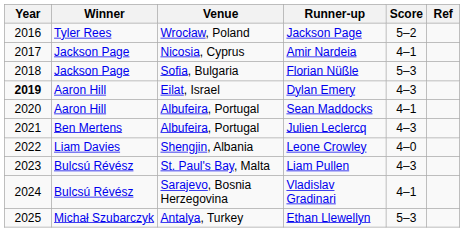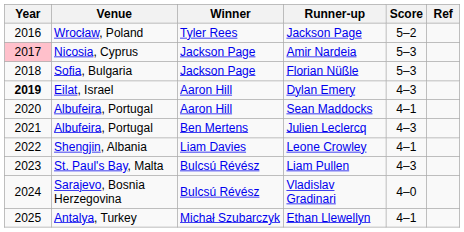columns swapped: (221, 14) <-> (105, 14)
(28, 52) no background -> (28, 52) pink background
(406, 52) 4–1 -> (406, 52) 5–3
(406, 147) 4–0 -> (406, 147) 4–1
(406, 192) 4–1 -> (406, 192) 4–0
(406, 217) 5–3 -> (406, 217) 4–1
